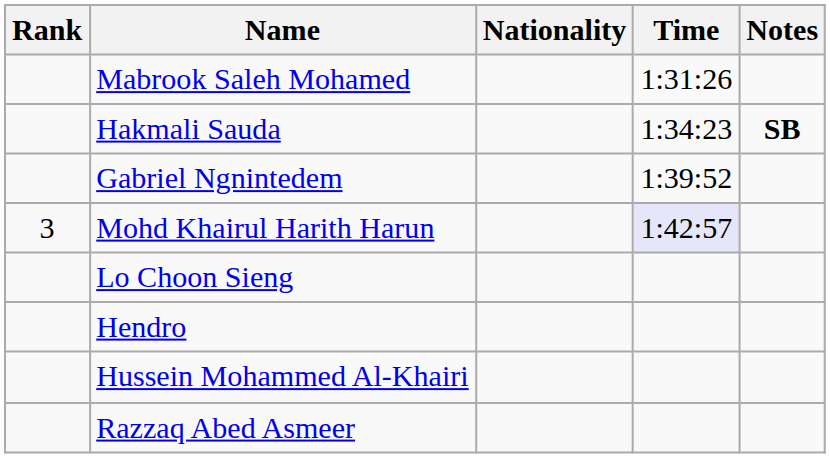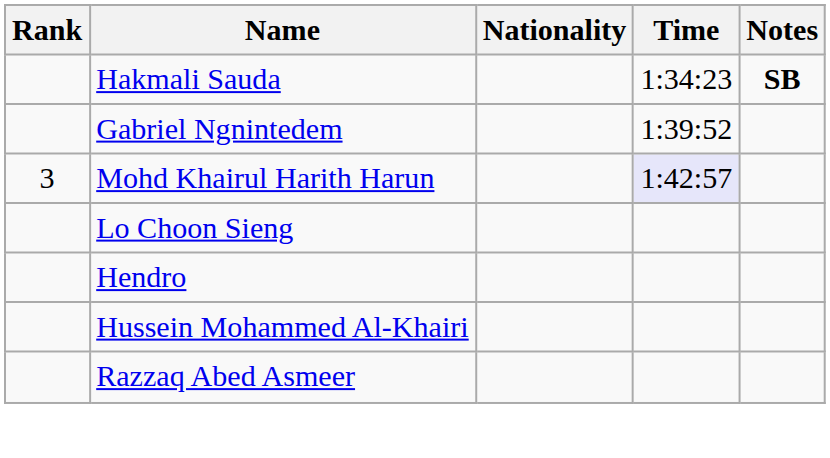- row: (253, 79)
